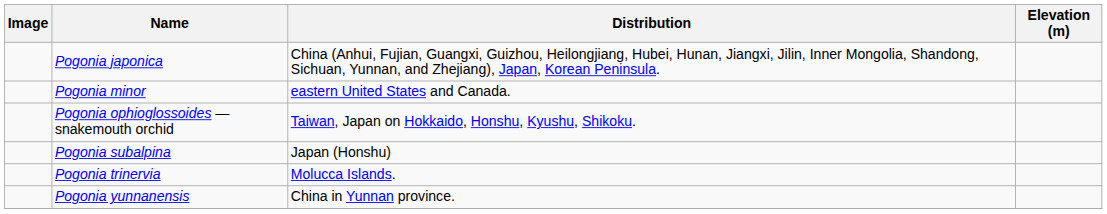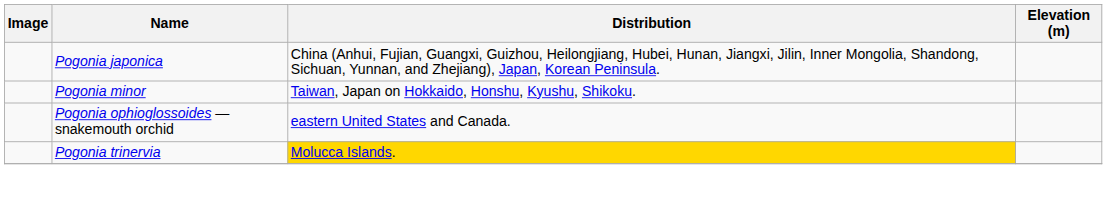(401, 92) eastern United States and Canada. -> (463, 92) Taiwan, Japan on Hokkaido, Honshu, Kyushu, Shikoku.
(463, 122) Taiwan, Japan on Hokkaido, Honshu, Kyushu, Shikoku. -> (401, 122) eastern United States and Canada.
- row: (113, 152)
(343, 174) no background -> (343, 152) gold background
- row: (122, 197)
